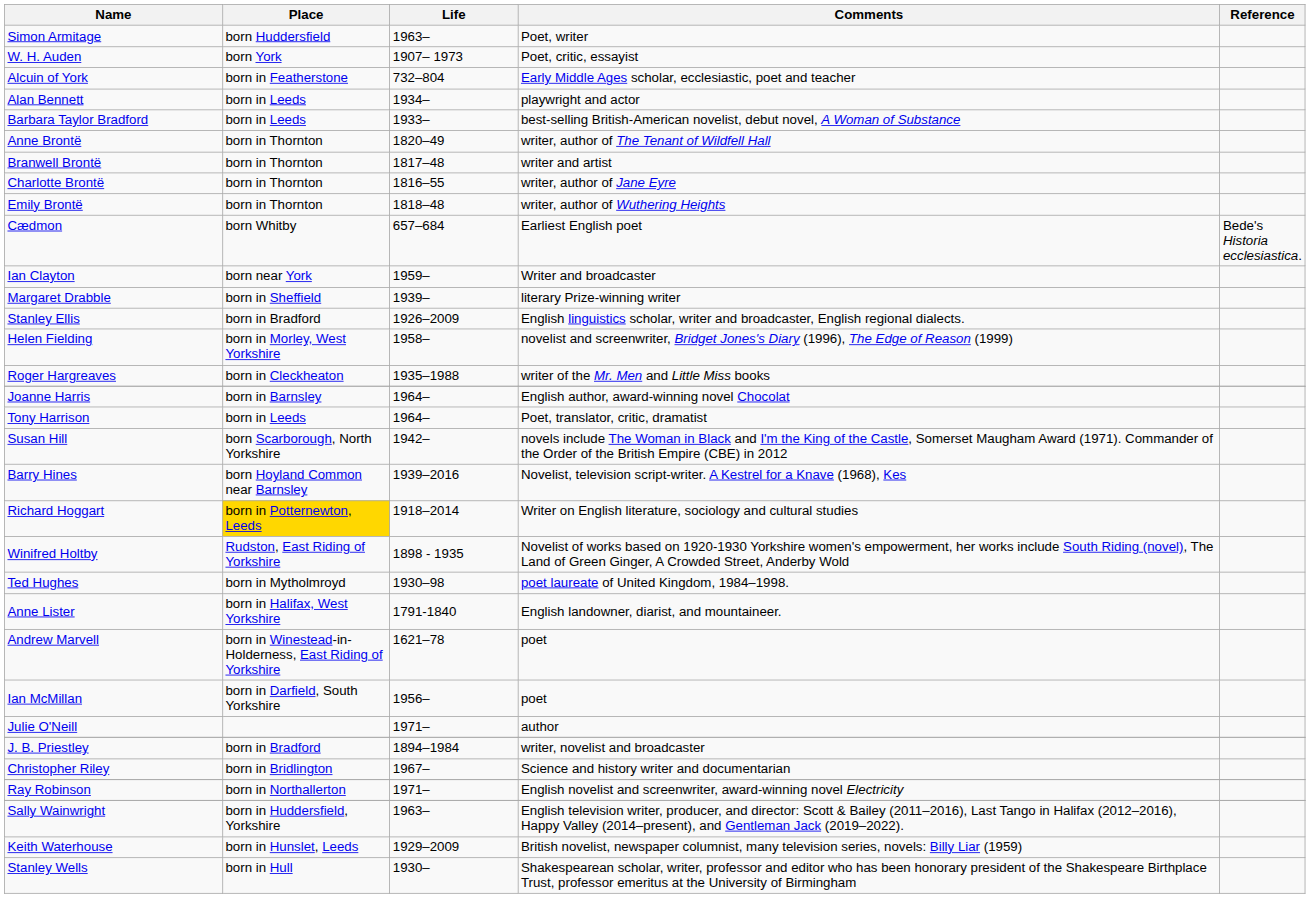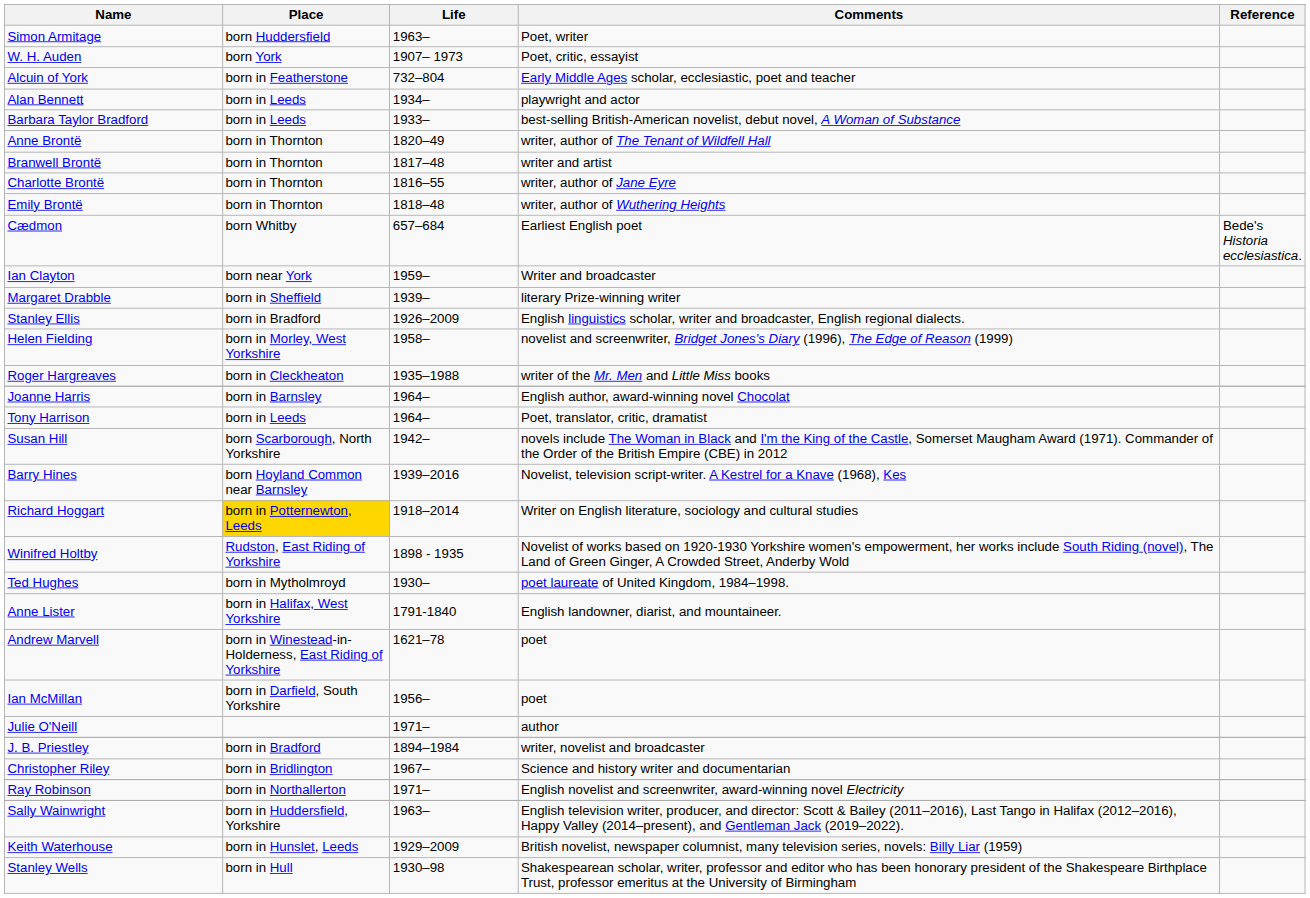(419, 582) 1930–98 -> (411, 582) 1930–
(411, 868) 1930– -> (419, 868) 1930–98
